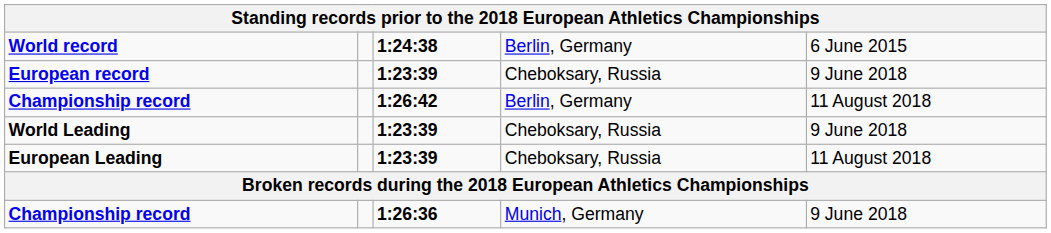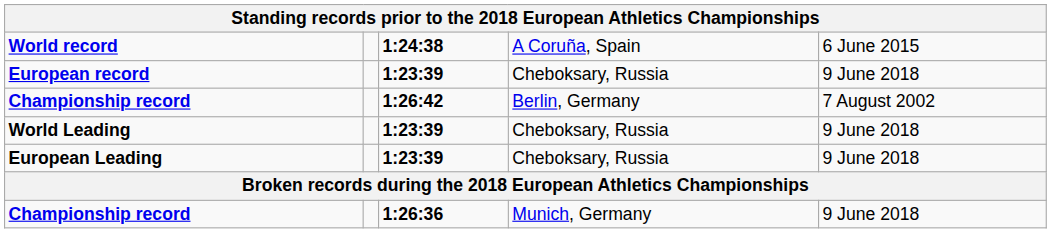(568, 46) Berlin, Germany -> (576, 46) A Coruña, Spain
(871, 102) 11 August 2018 -> (879, 102) 7 August 2002
(871, 158) 11 August 2018 -> (871, 158) 9 June 2018
